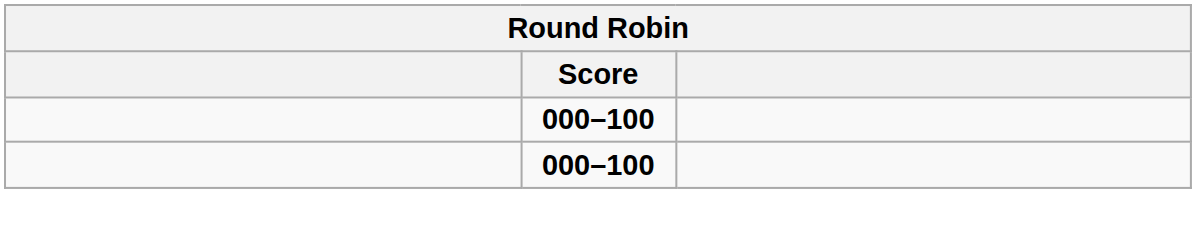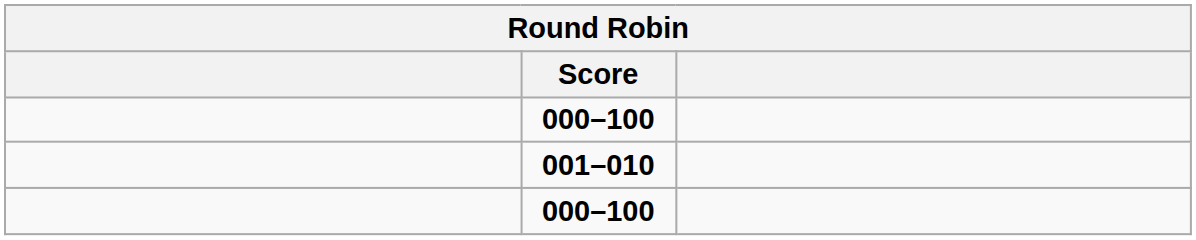+ row: (263, 165)
